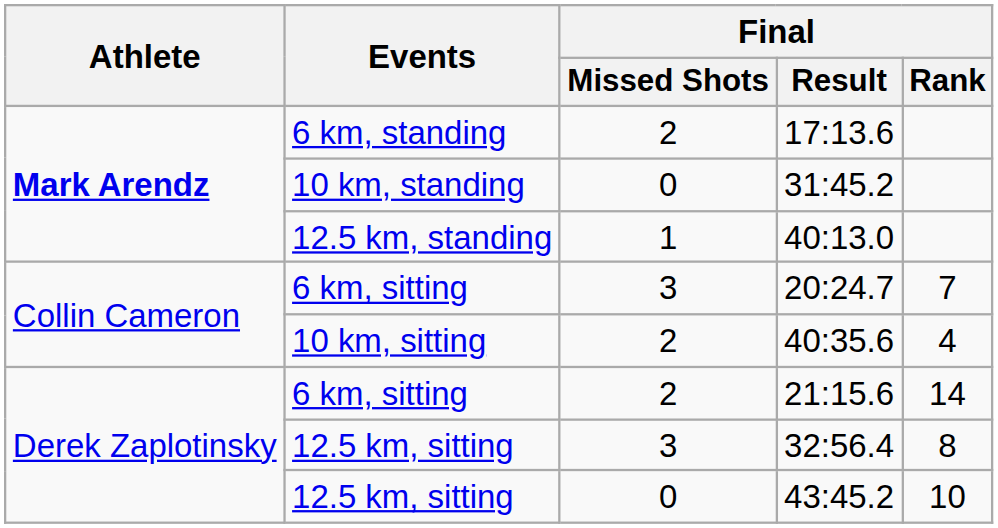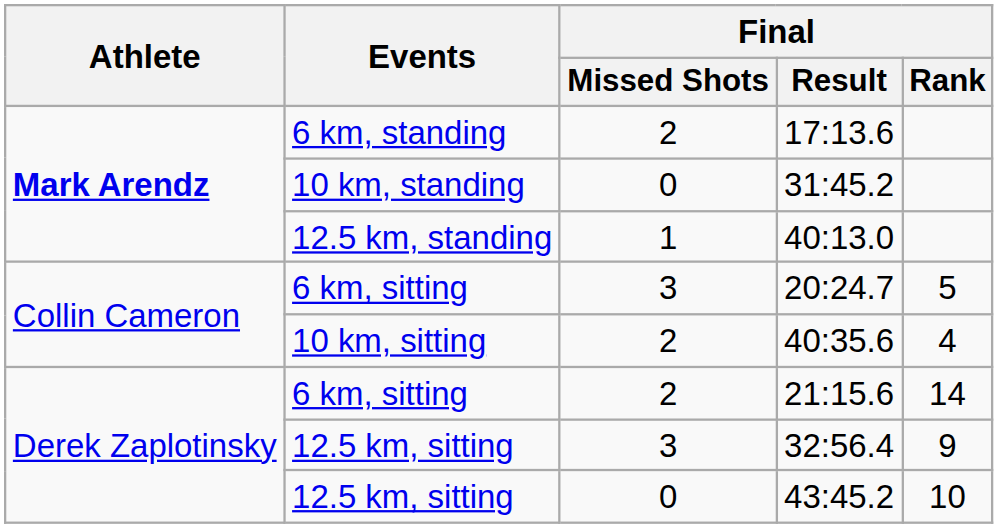(947, 289) 7 -> (947, 289) 5
(947, 445) 8 -> (947, 445) 9
